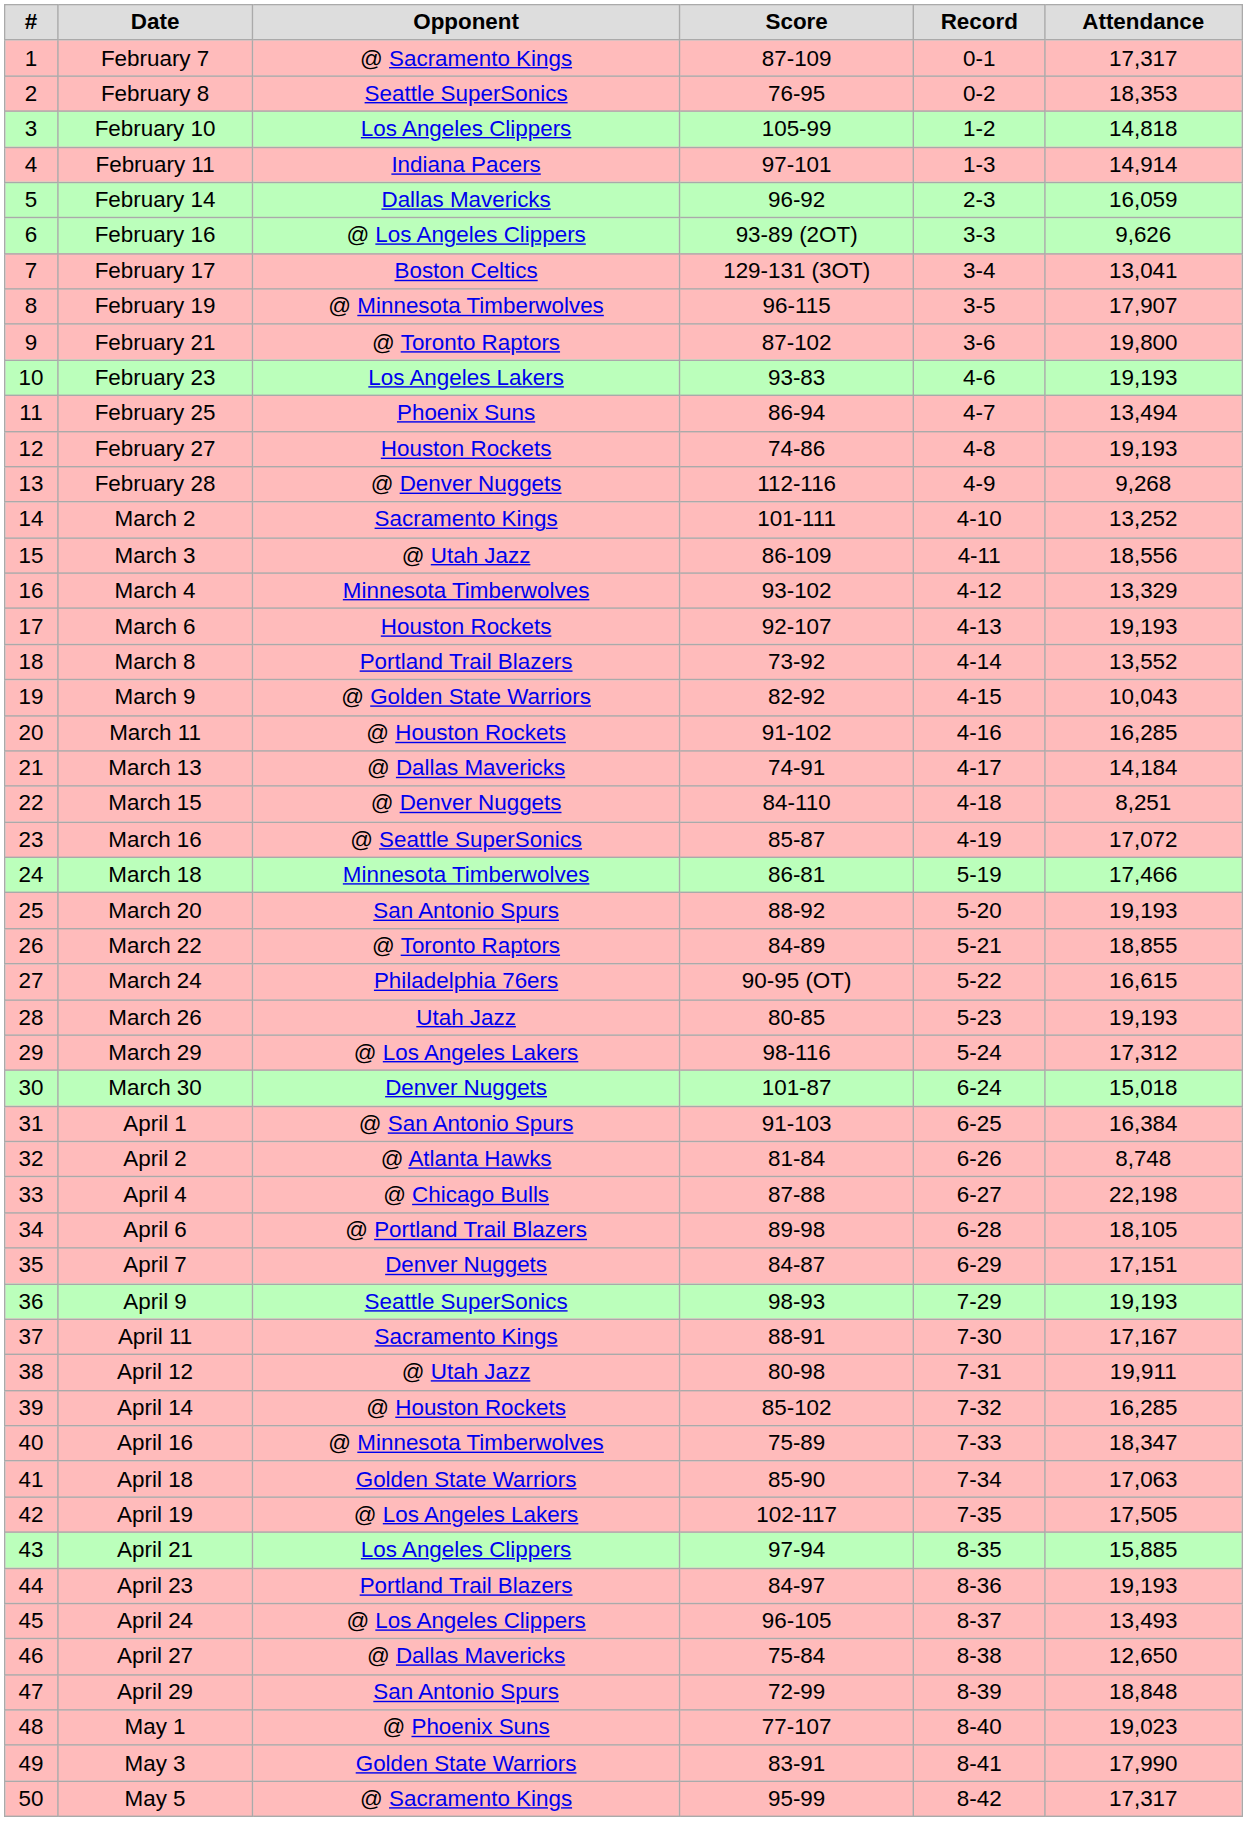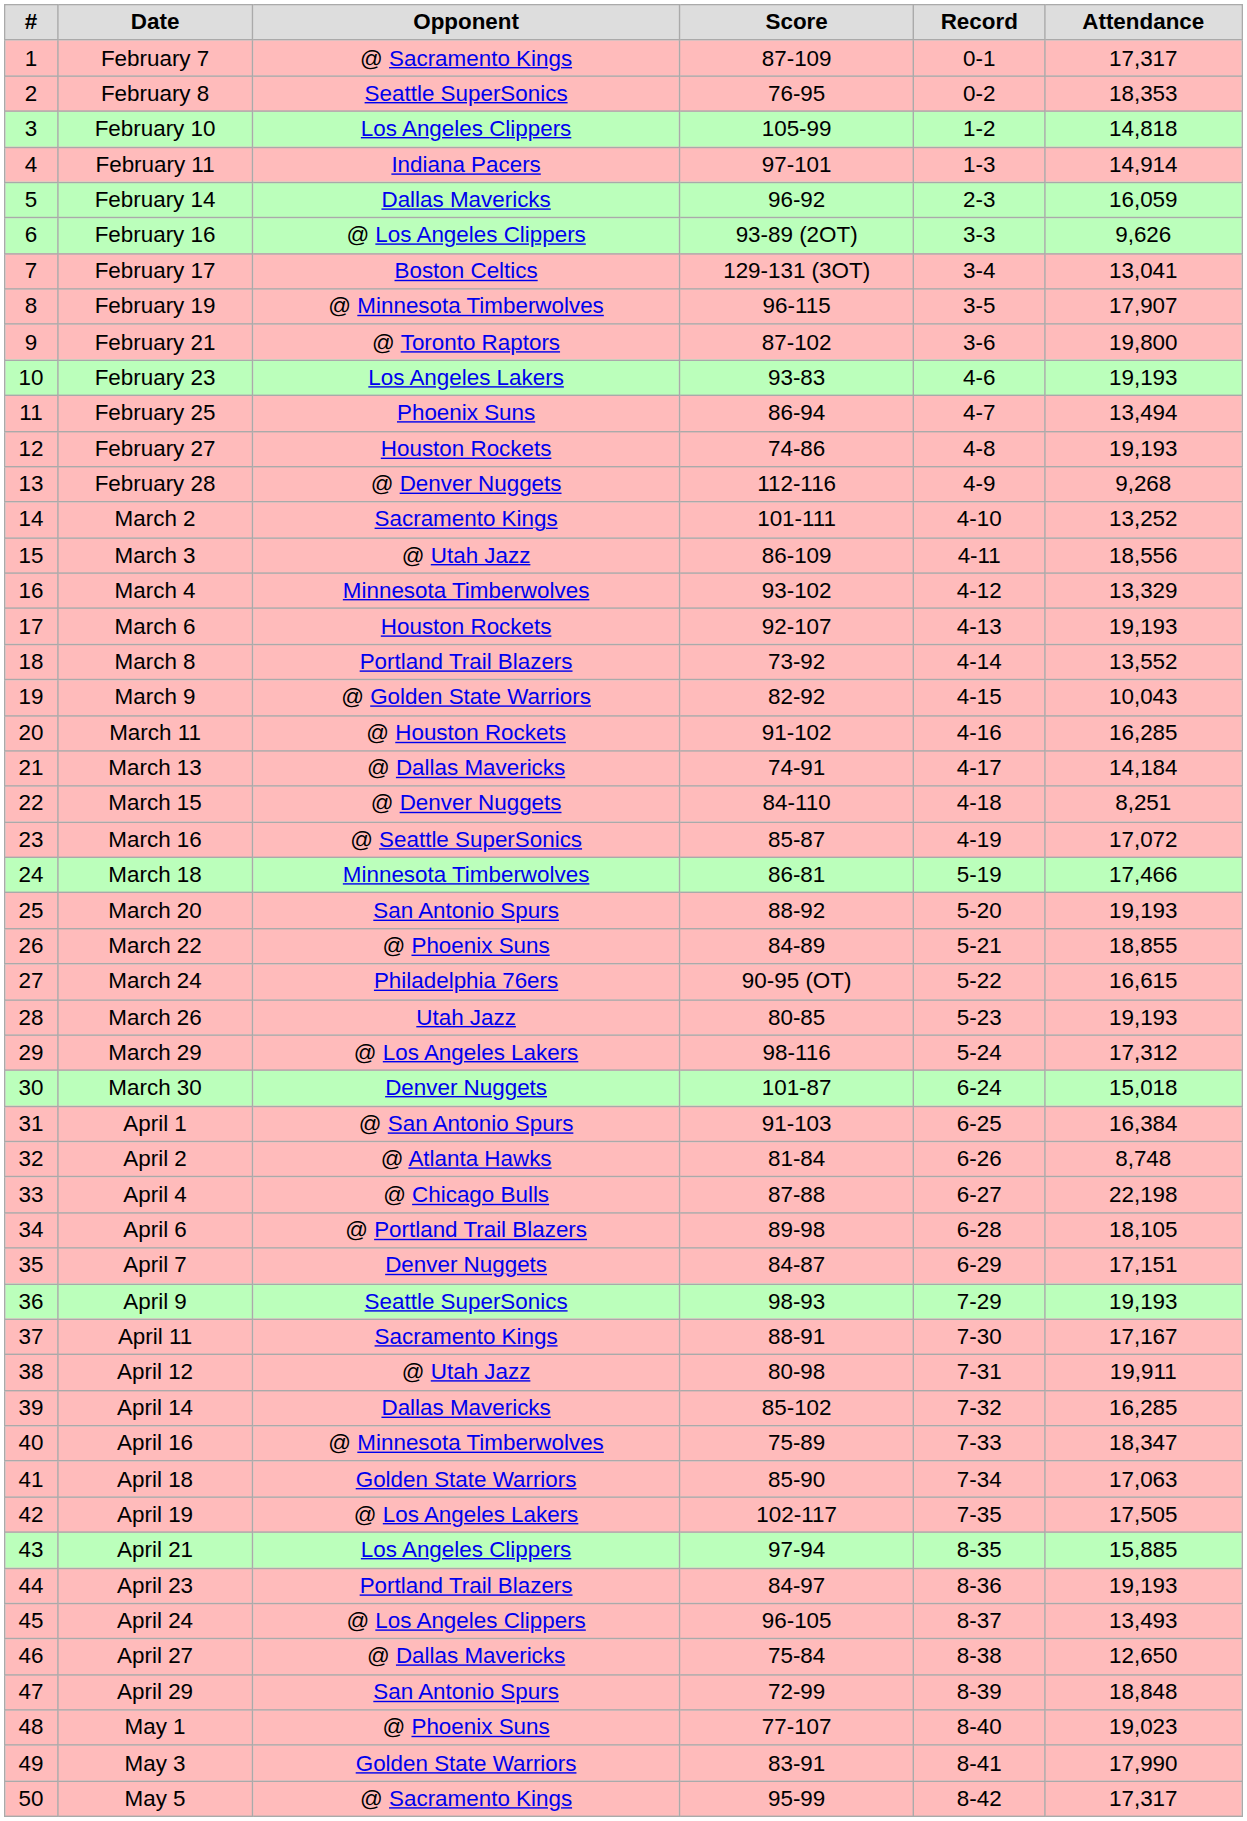(466, 945) @ Toronto Raptors -> (466, 945) @ Phoenix Suns
(466, 1407) @ Houston Rockets -> (466, 1407) Dallas Mavericks
